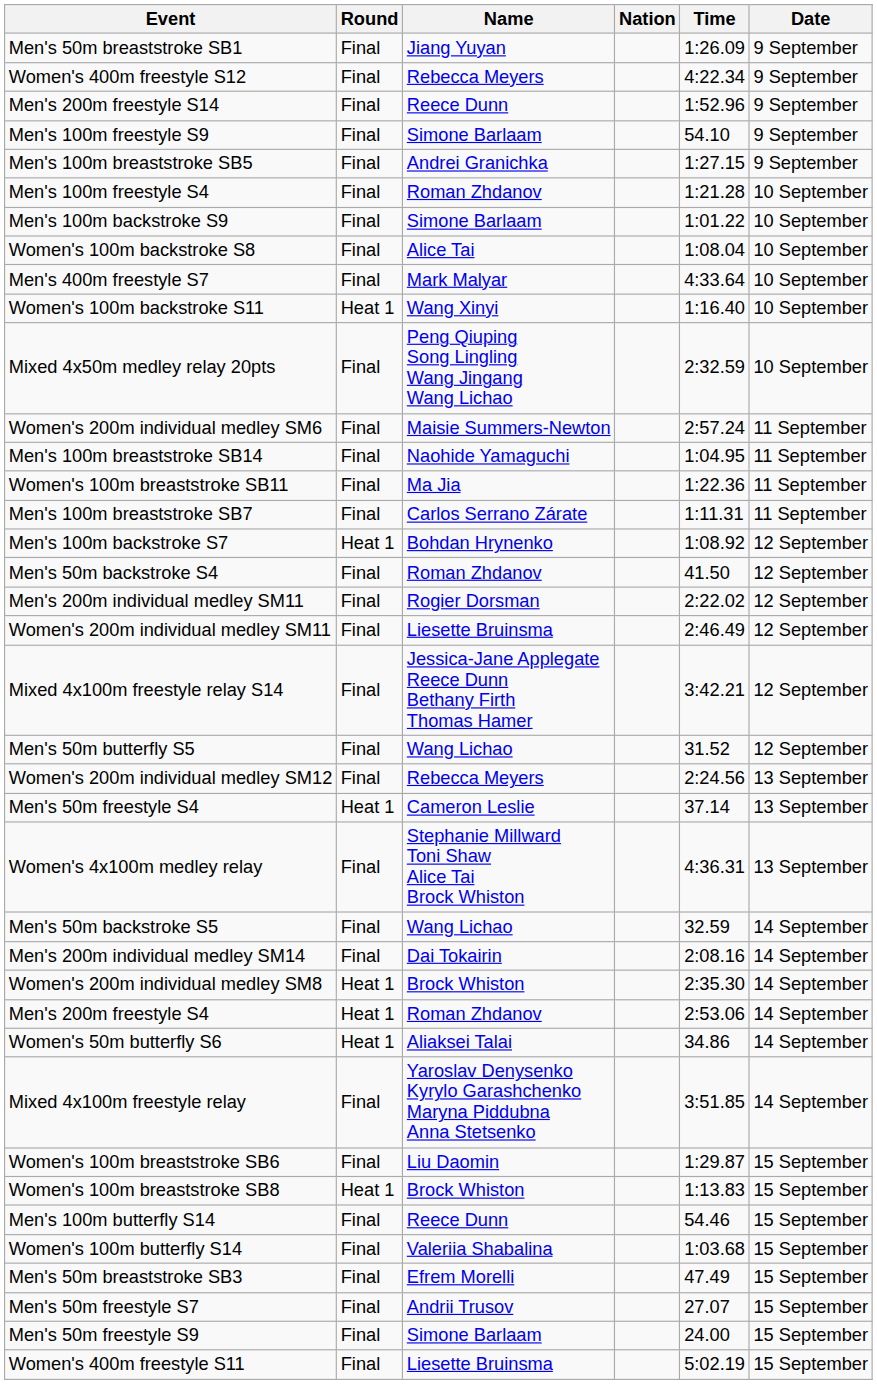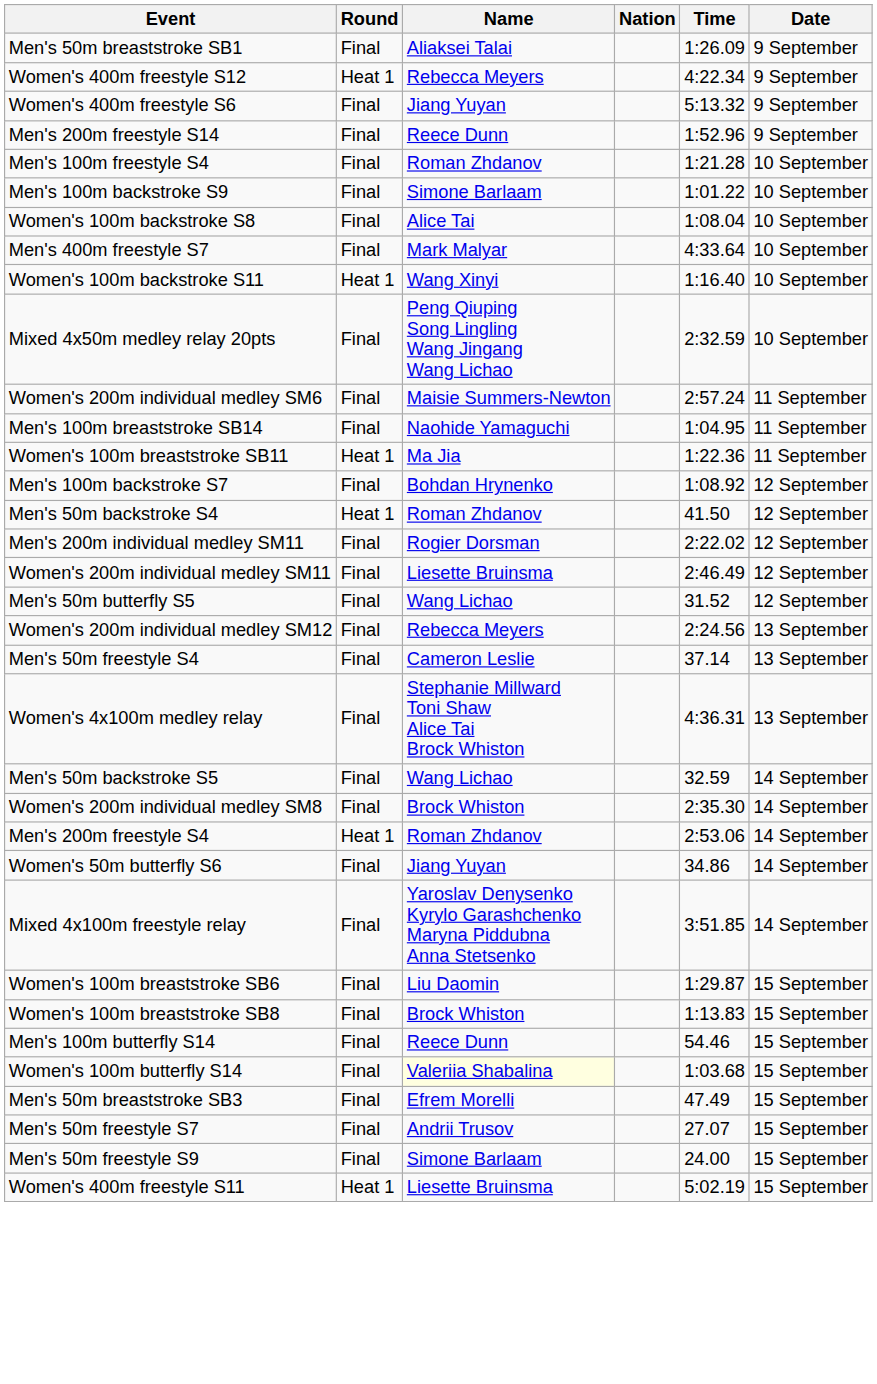(456, 47) Jiang Yuyan -> (459, 47) Aliaksei Talai
(360, 76) Final -> (368, 76) Heat 1
+ row: (122, 105)
- row: (109, 134)
- row: (131, 163)
(360, 485) Final -> (368, 456) Heat 1
- row: (131, 514)
(368, 543) Heat 1 -> (360, 485) Final
(360, 572) Final -> (368, 514) Heat 1
- row: (146, 689)
(368, 807) Heat 1 -> (360, 659) Final
- row: (157, 955)
(368, 984) Heat 1 -> (360, 807) Final
(368, 1042) Heat 1 -> (360, 865) Final
(459, 1042) Aliaksei Talai -> (456, 865) Jiang Yuyan
(368, 1190) Heat 1 -> (360, 1013) Final
(480, 1248) no background -> (480, 1071) lightyellow background
(360, 1364) Final -> (368, 1187) Heat 1
